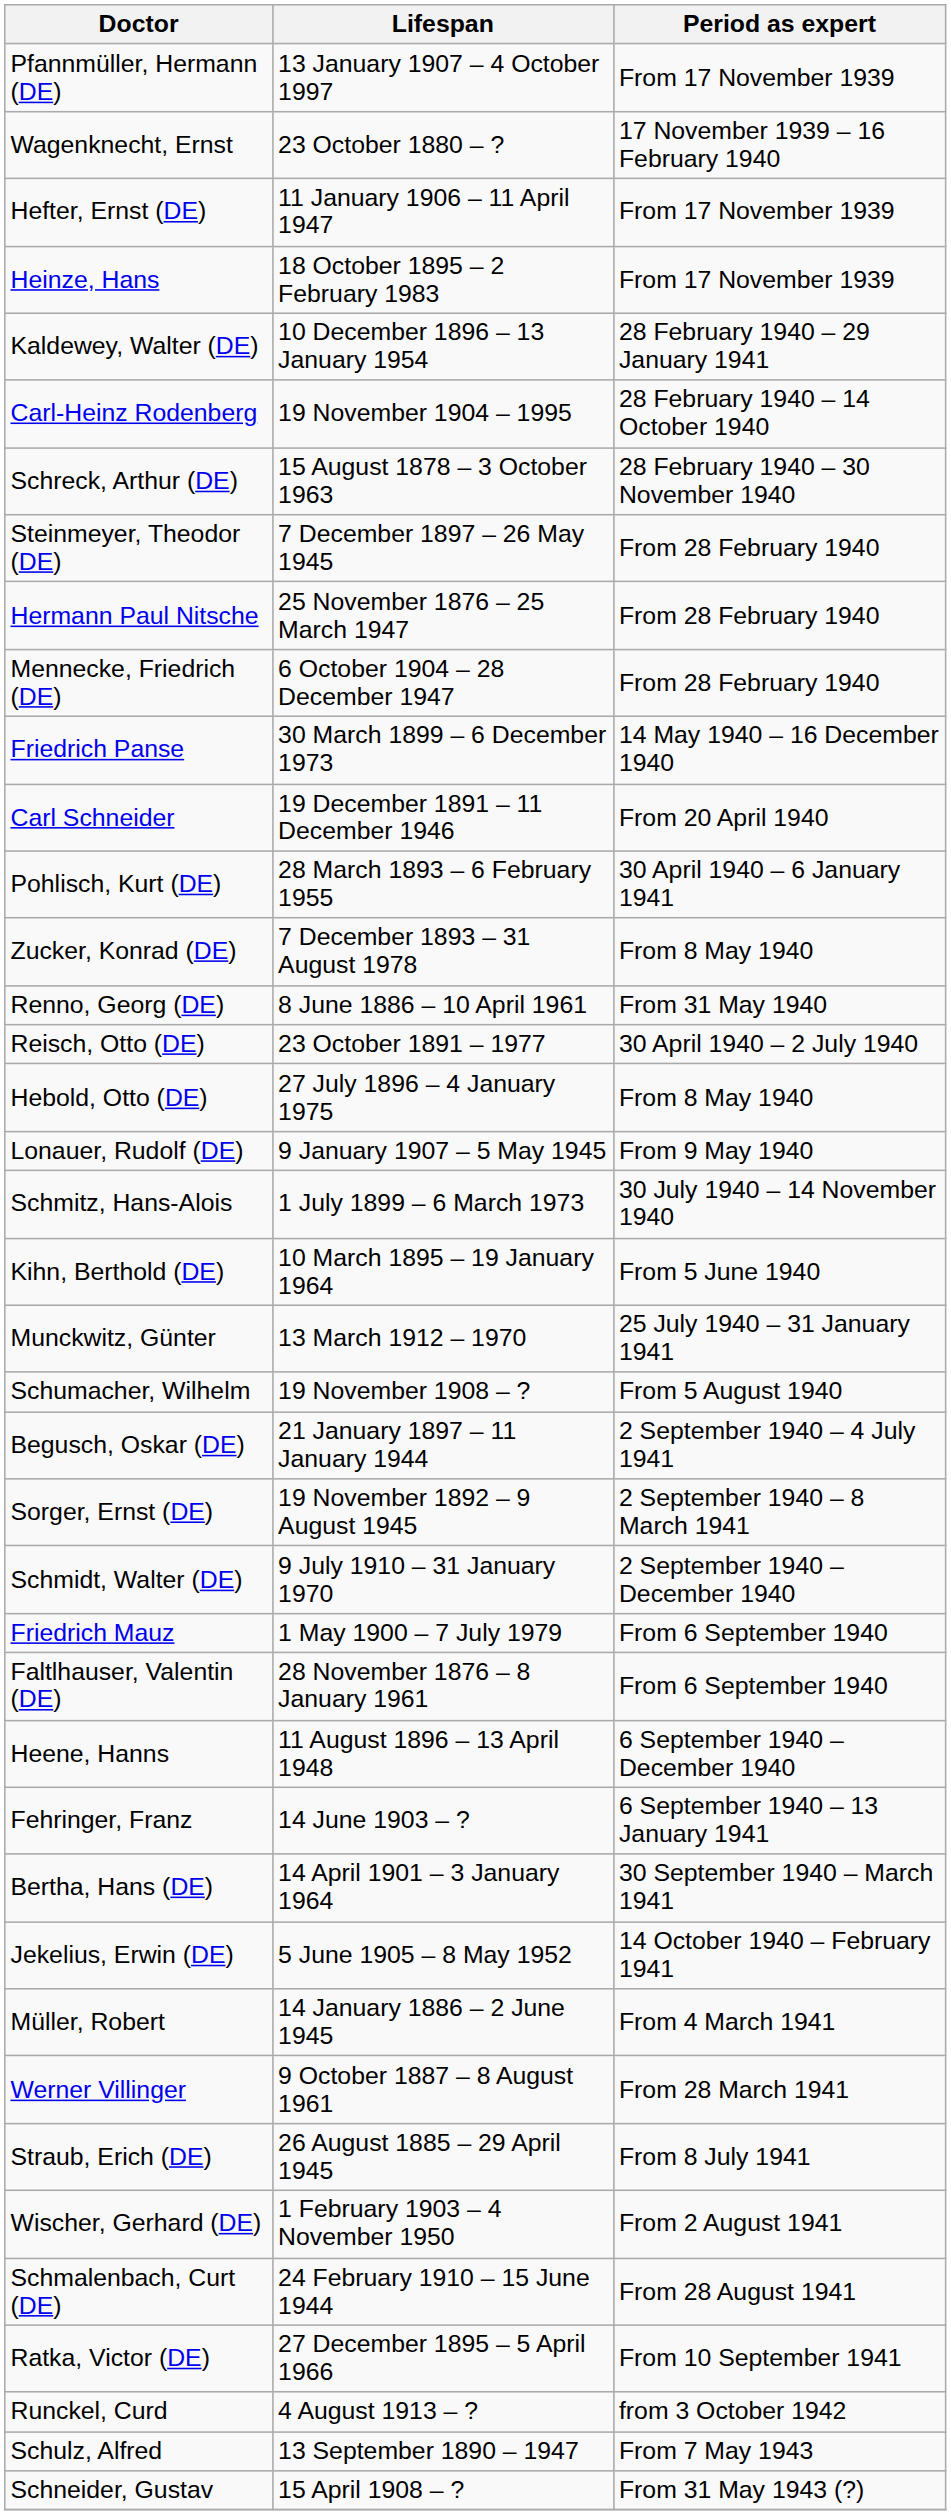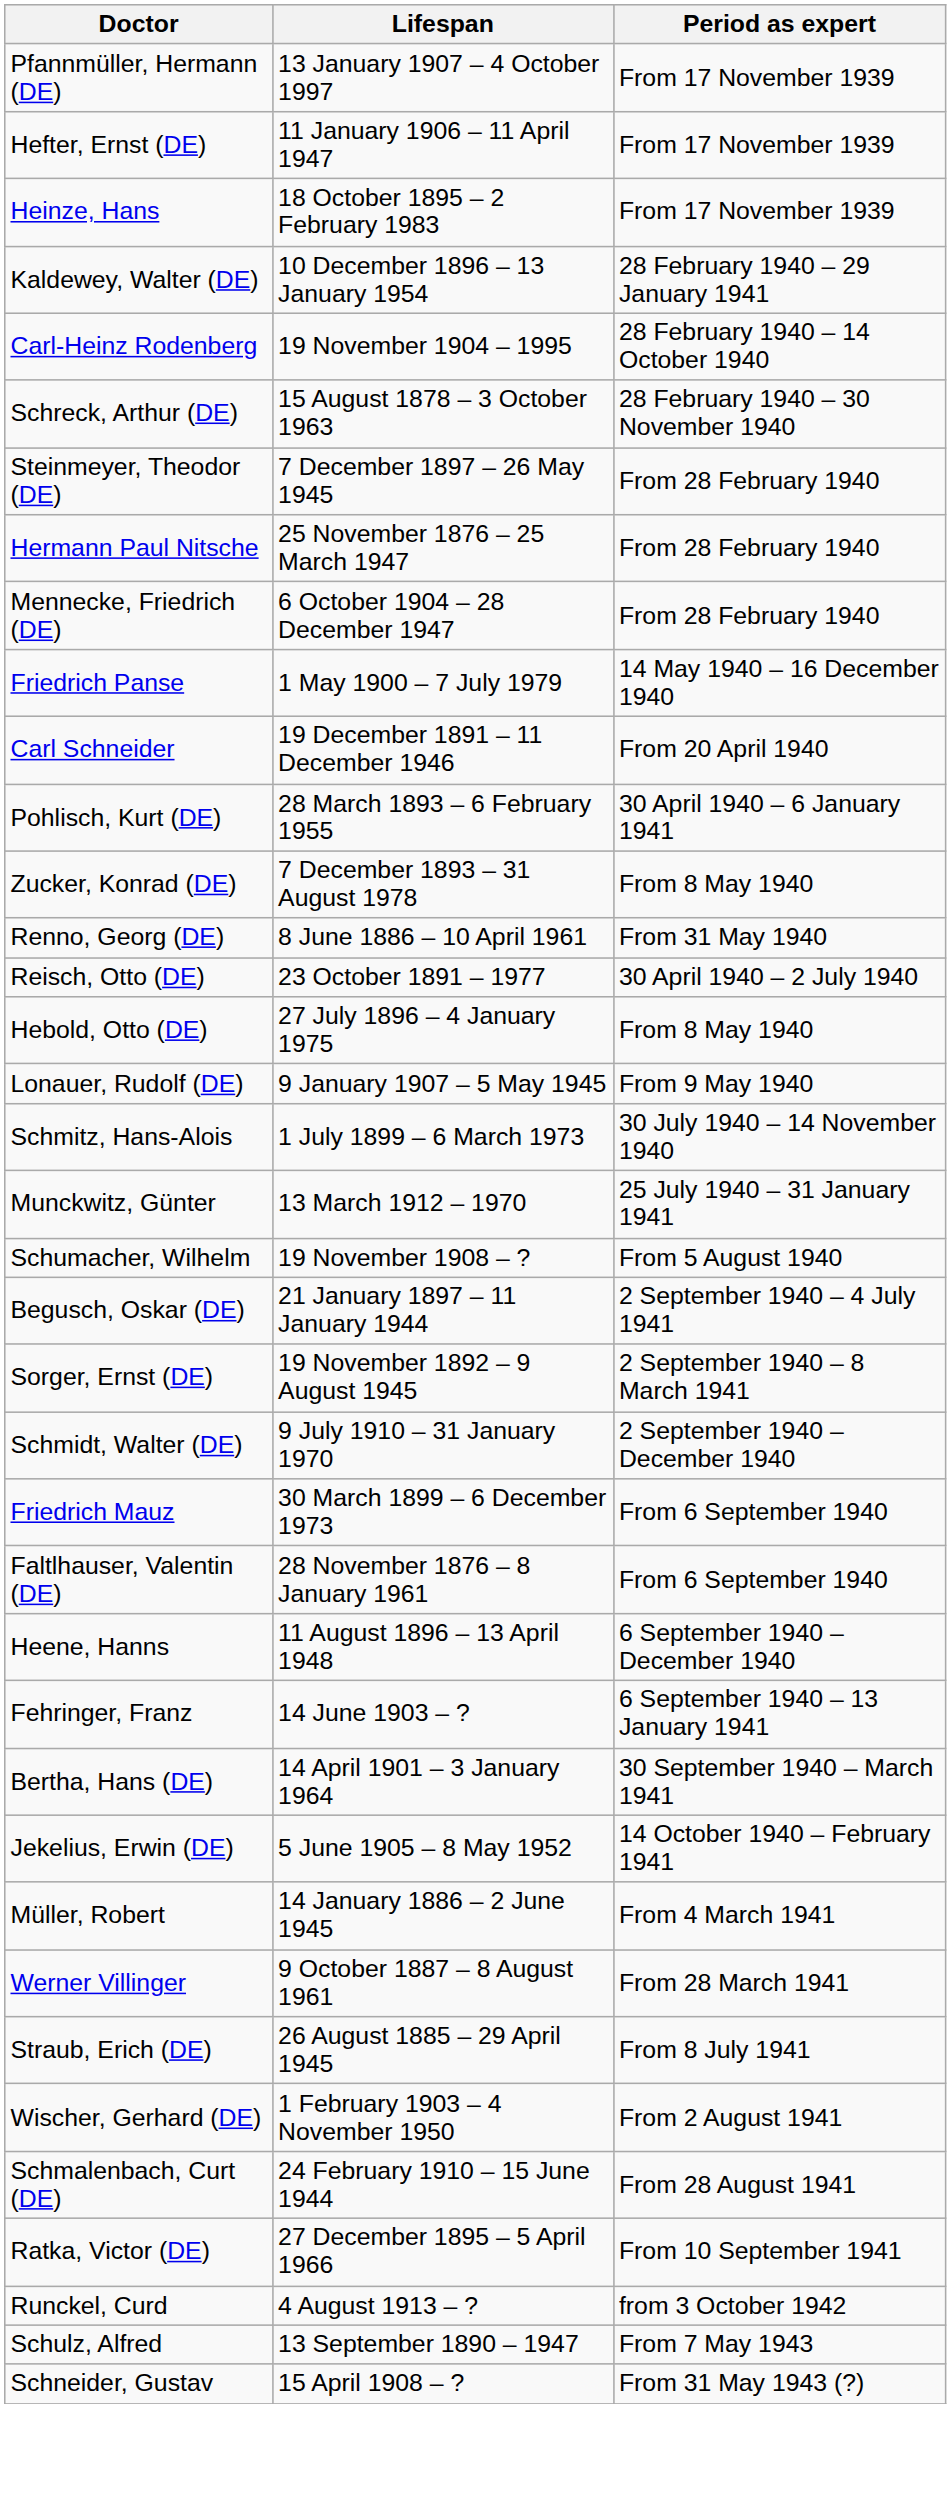- row: (122, 144)
(442, 749) 30 March 1899 – 6 December 1973 -> (420, 682) 1 May 1900 – 7 July 1979
- row: (117, 1271)
(420, 1632) 1 May 1900 – 7 July 1979 -> (442, 1512) 30 March 1899 – 6 December 1973
